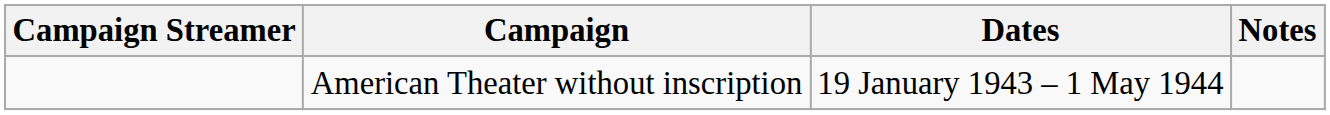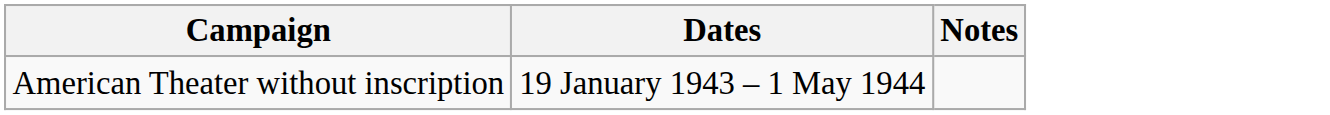- column: (154, 30)
